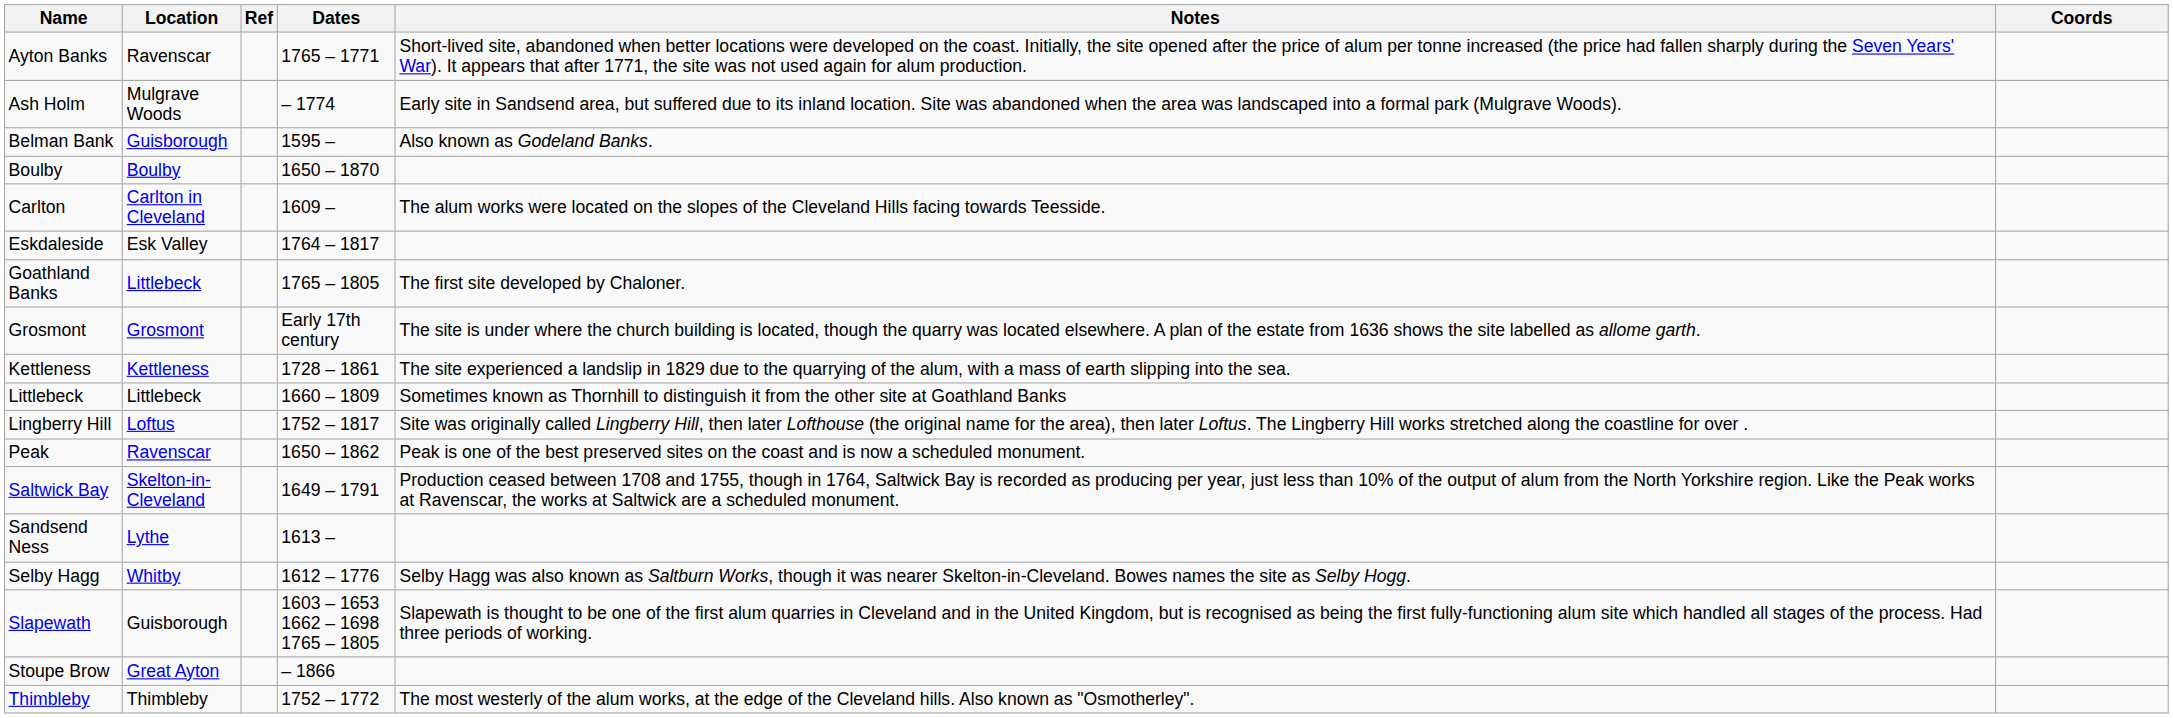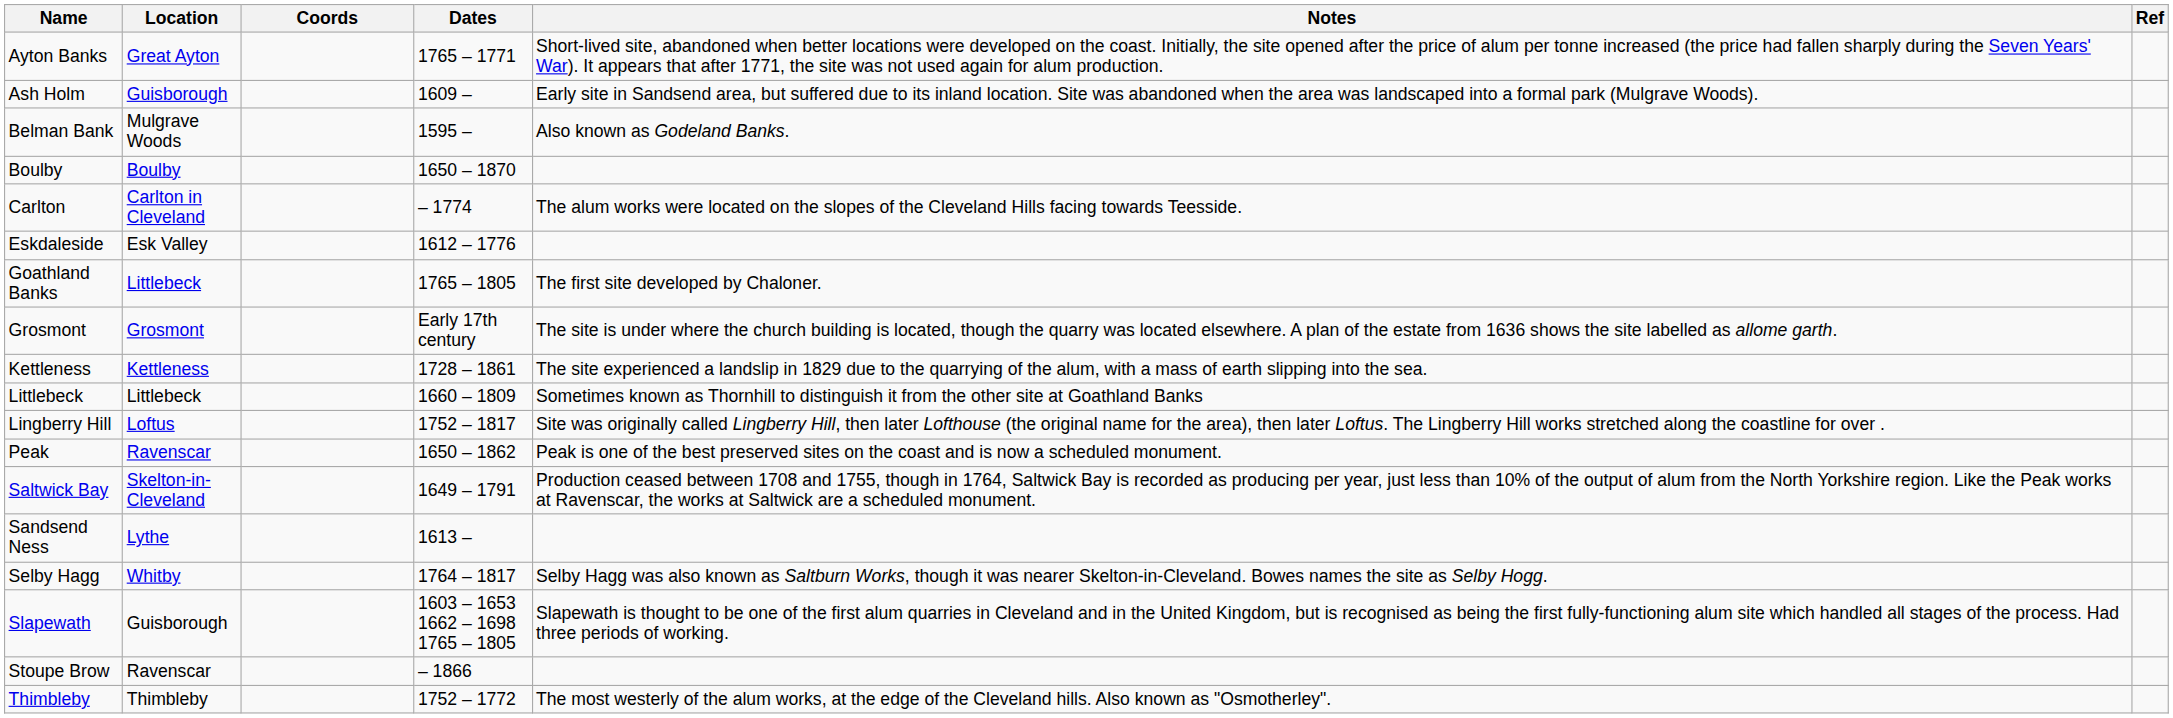columns swapped: (2082, 18) <-> (259, 18)
(169, 56) Ravenscar -> (173, 56) Great Ayton
(163, 103) Mulgrave Woods -> (177, 94) Guisborough
(308, 103) – 1774 -> (445, 94) 1609 –
(177, 141) Guisborough -> (163, 131) Mulgrave Woods
(308, 207) 1609 – -> (445, 207) – 1774
(330, 245) 1764 – 1817 -> (467, 245) 1612 – 1776
(330, 575) 1612 – 1776 -> (467, 575) 1764 – 1817
(173, 671) Great Ayton -> (169, 671) Ravenscar
